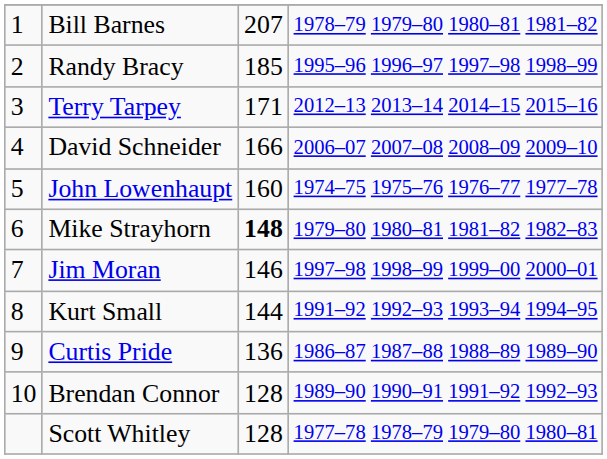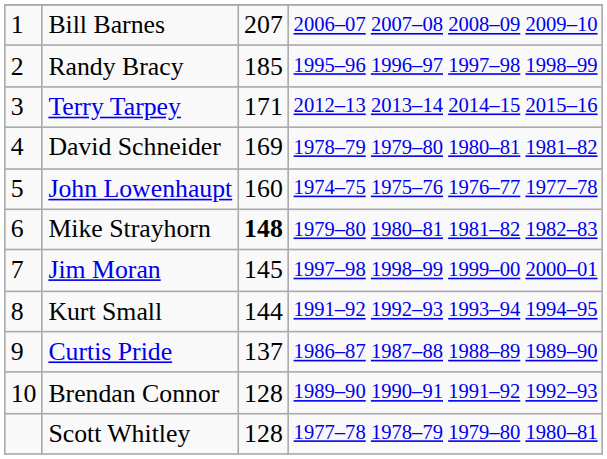(446, 24) 1978–79 1979–80 1980–81 1981–82 -> (446, 24) 2006–07 2007–08 2008–09 2009–10
(263, 147) 166 -> (263, 147) 169
(446, 147) 2006–07 2007–08 2008–09 2009–10 -> (446, 147) 1978–79 1979–80 1980–81 1981–82
(263, 270) 146 -> (263, 270) 145
(263, 351) 136 -> (263, 351) 137
